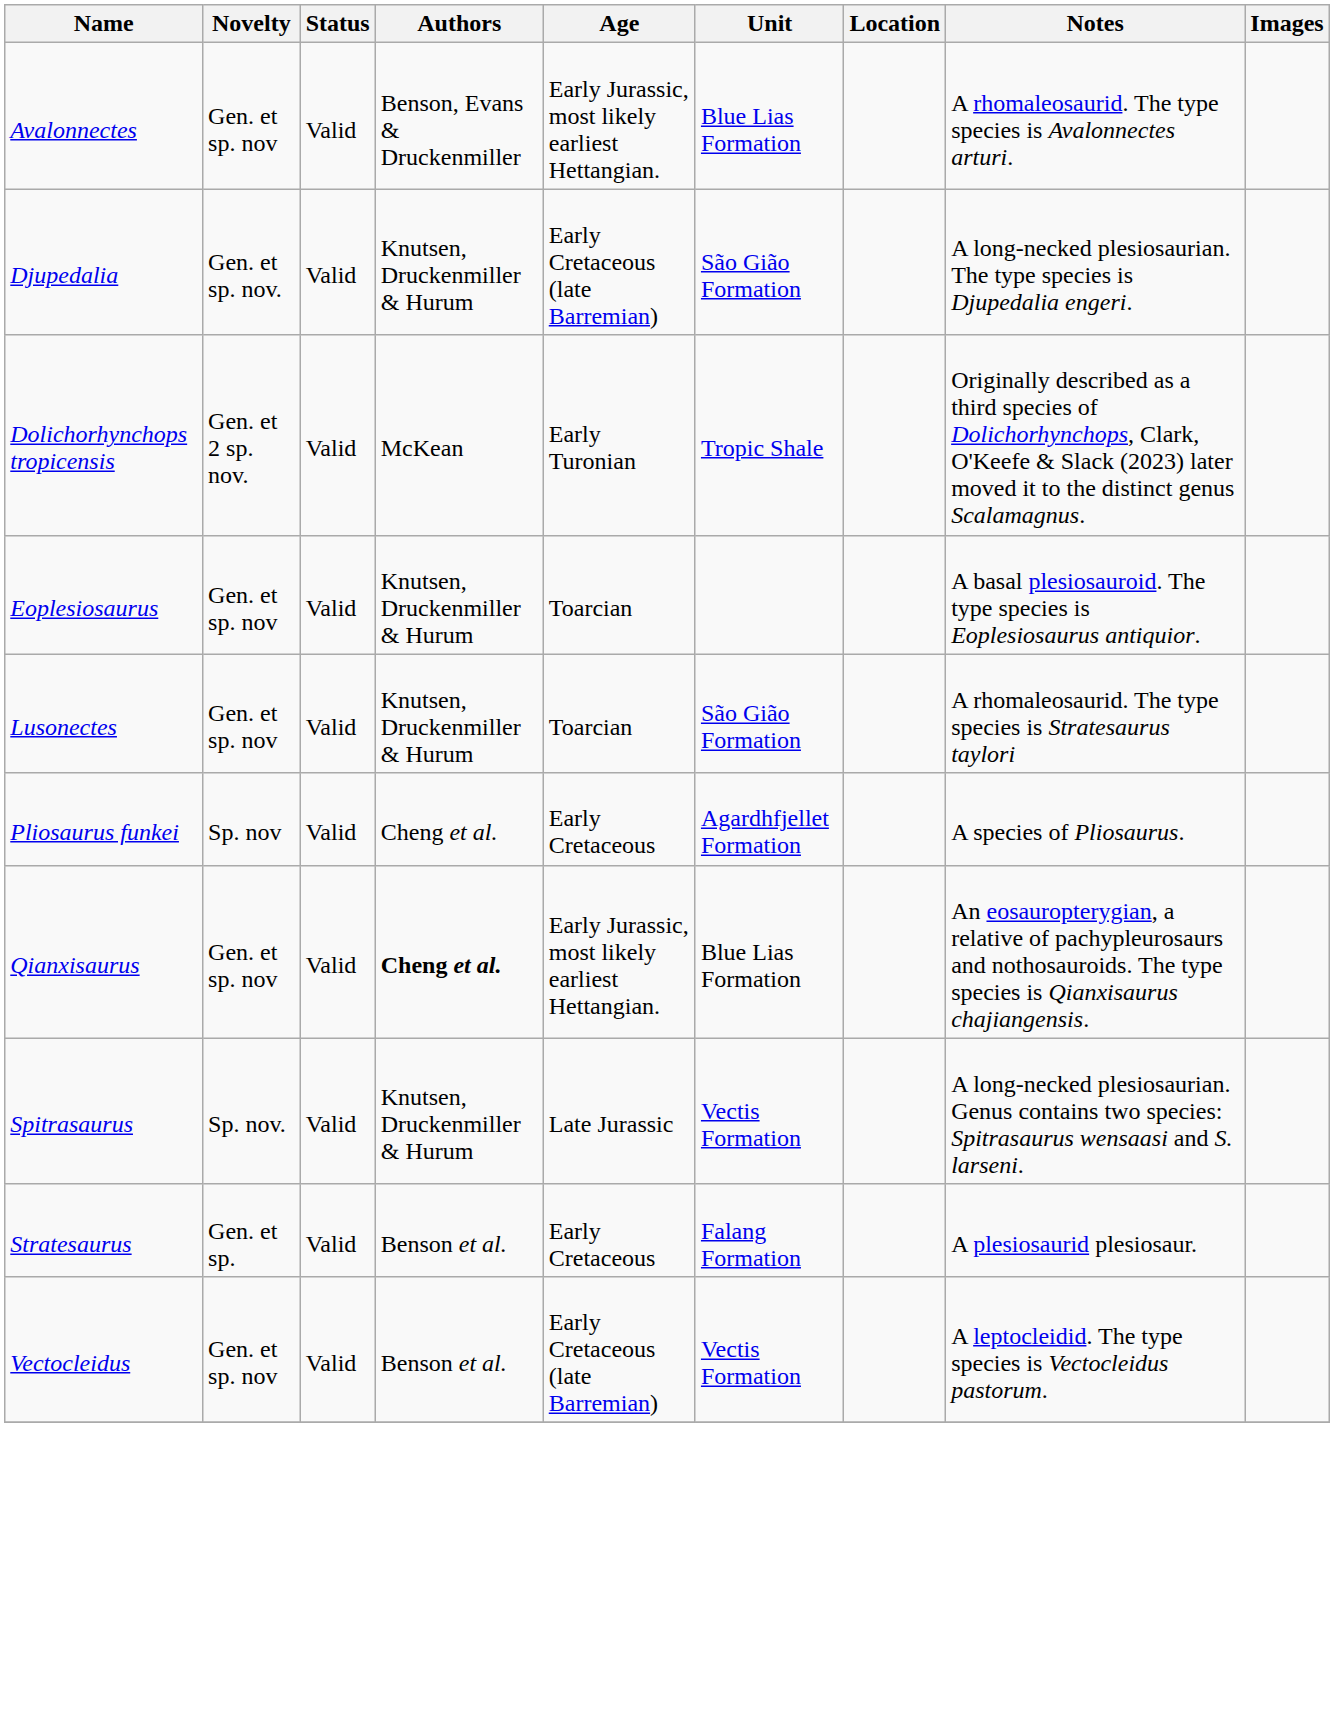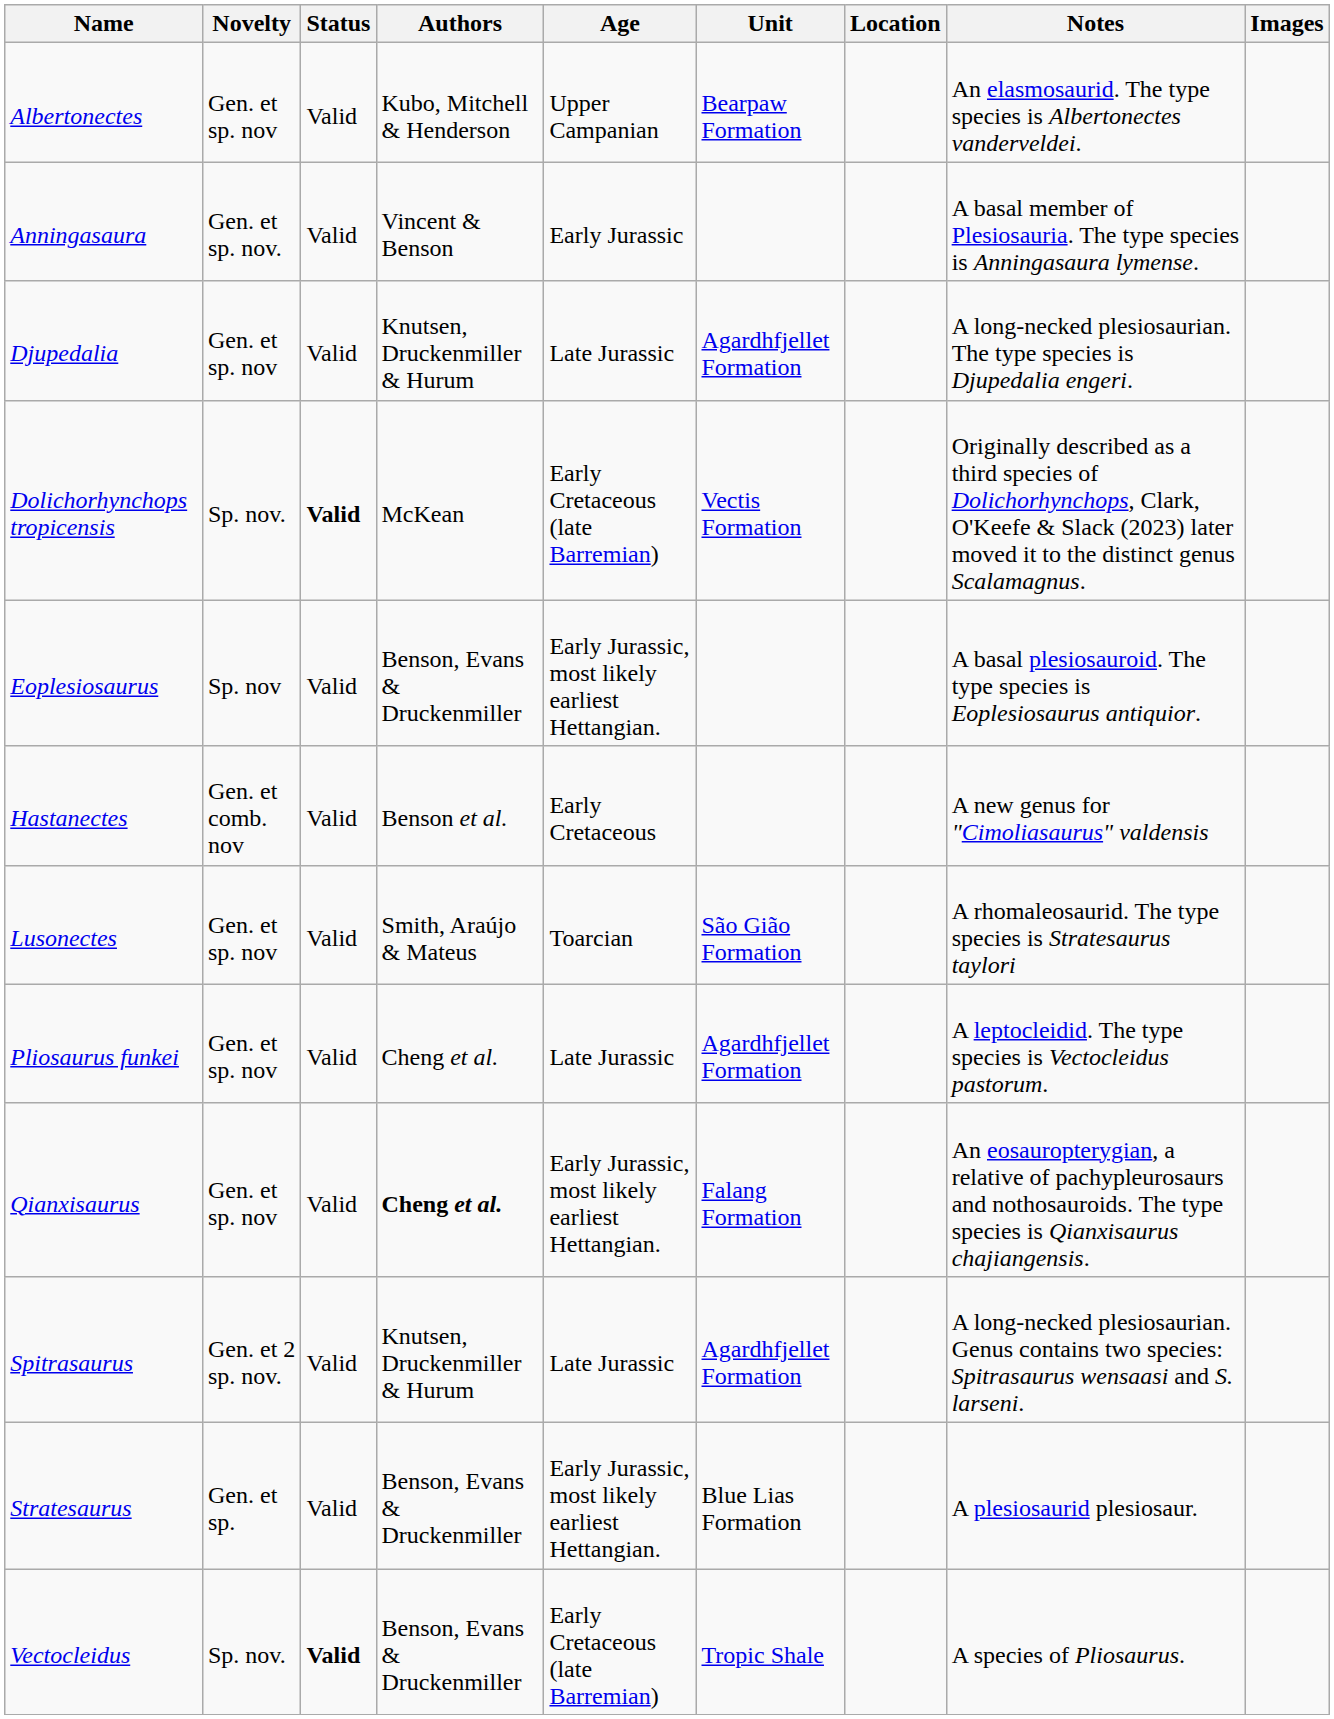+ row: (76, 115)
+ row: (78, 234)
- row: (74, 129)
(245, 275) Gen. et sp. nov. -> (243, 353) Gen. et sp. nov
(603, 275) Early Cretaceous (late Barremian) -> (612, 353) Late Jurassic
(751, 275) São Gião Formation -> (765, 353) Agardhfjellet Formation
(243, 448) Gen. et 2 sp. nov. -> (247, 513) Sp. nov.
(331, 448) normal -> (333, 513) bold
(592, 448) Early Turonian -> (604, 513) Early Cretaceous (late Barremian)
(762, 448) Tropic Shale -> (752, 513) Vectis Formation
(243, 607) Gen. et sp. nov -> (245, 686) Sp. nov
(451, 607) Knutsen, Druckenmiller & Hurum -> (453, 686) Benson, Evans & Druckenmiller
(591, 607) Toarcian -> (619, 686) Early Jurassic, most likely earliest Hettangian.
+ row: (69, 818)
(451, 726) Knutsen, Druckenmiller & Hurum -> (449, 937) Smith, Araújo & Mateus
(245, 832) Sp. nov -> (243, 1057) Gen. et sp. nov
(602, 832) Early Cretaceous -> (612, 1057) Late Jurassic
(1068, 832) A species of Pliosaurus. -> (1067, 1057) A leptocleidid. The type species is Vectocleidus pastorum.
(751, 964) Blue Lias Formation -> (752, 1203) Falang Formation
(247, 1124) Sp. nov. -> (252, 1362) Gen. et 2 sp. nov.
(751, 1124) Vectis Formation -> (765, 1362) Agardhfjellet Formation
(444, 1243) Benson et al. -> (453, 1508) Benson, Evans & Druckenmiller
(602, 1243) Early Cretaceous -> (619, 1508) Early Jurassic, most likely earliest Hettangian.
(751, 1243) Falang Formation -> (752, 1508) Blue Lias Formation
(243, 1362) Gen. et sp. nov -> (247, 1654) Sp. nov.
(331, 1362) normal -> (333, 1654) bold
(444, 1362) Benson et al. -> (453, 1654) Benson, Evans & Druckenmiller
(751, 1362) Vectis Formation -> (763, 1654) Tropic Shale
(1067, 1362) A leptocleidid. The type species is Vectocleidus pastorum. -> (1068, 1654) A species of Pliosaurus.
